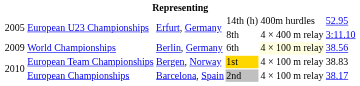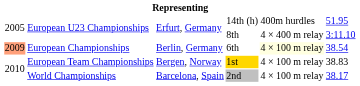(337, 21) 52.95 -> (337, 21) 51.95
(15, 48) no background -> (15, 48) lightsalmon background
(72, 48) World Championships -> (78, 48) European Championships
(337, 48) 38.56 -> (337, 48) 38.54
(78, 75) European Championships -> (72, 75) World Championships
